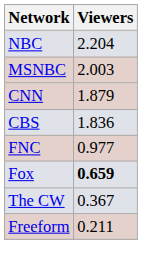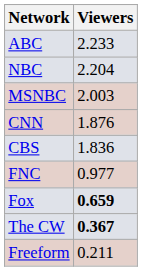+ row: (25, 43)
(96, 95) 1.879 -> (96, 122) 1.876
(96, 200) normal -> (96, 226) bold
